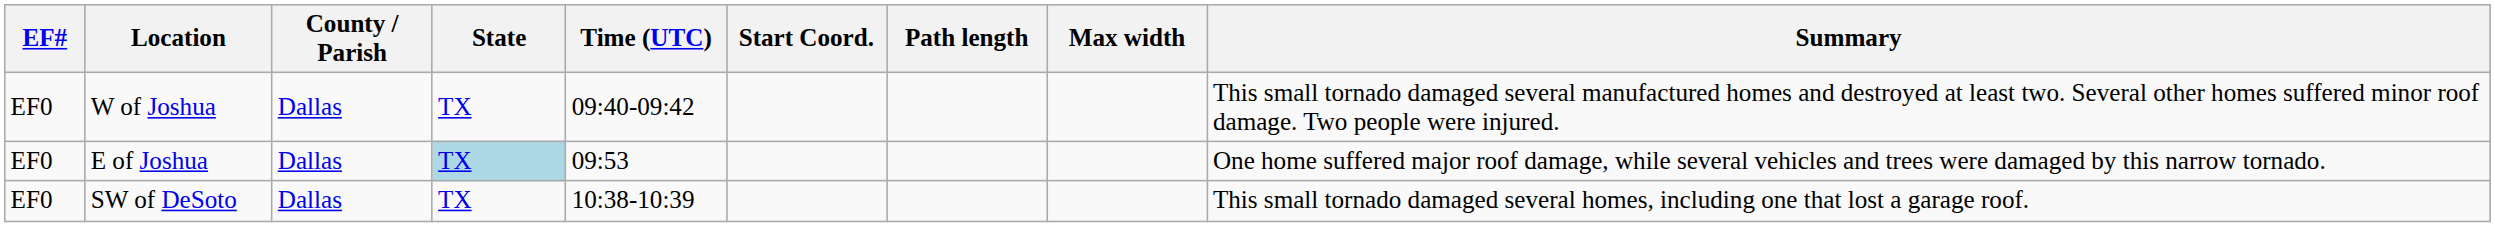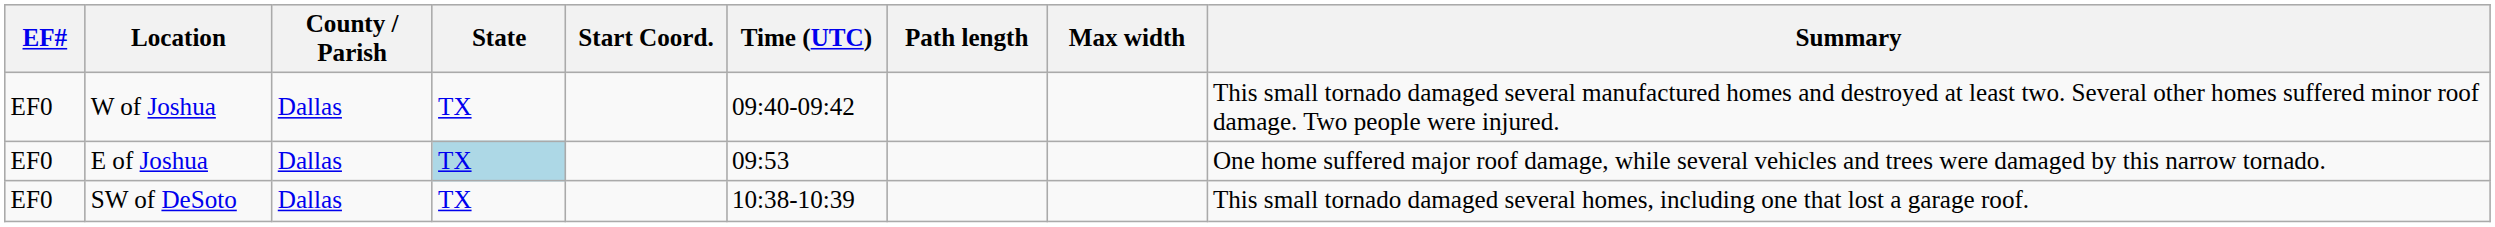columns swapped: (806, 38) <-> (646, 38)
